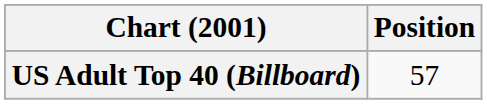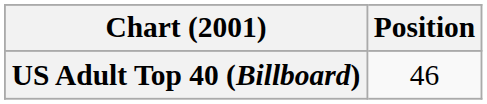(424, 74) 57 -> (424, 74) 46
